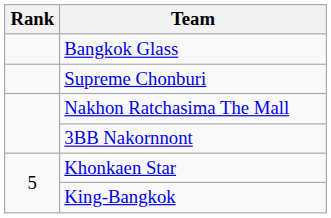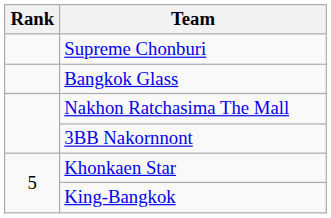rows swapped: (135, 78) <-> (121, 49)
